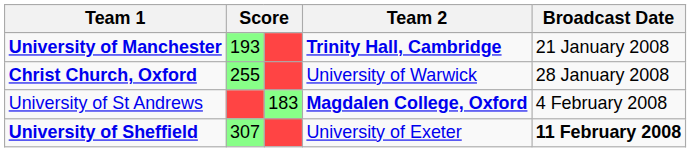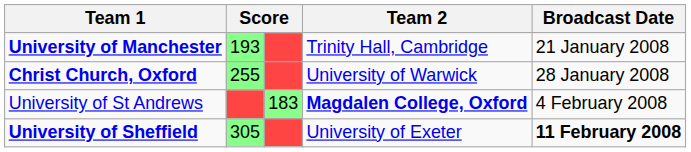(404, 47) bold -> (397, 47) normal
(245, 132) 307 -> (245, 132) 305
